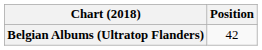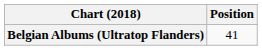(232, 34) 42 -> (232, 34) 41
